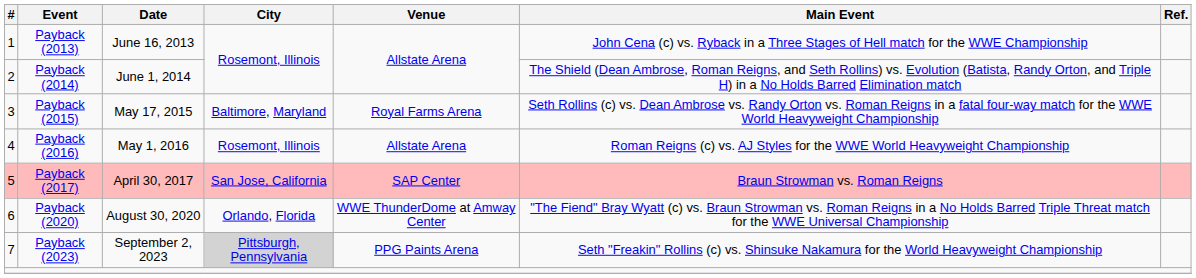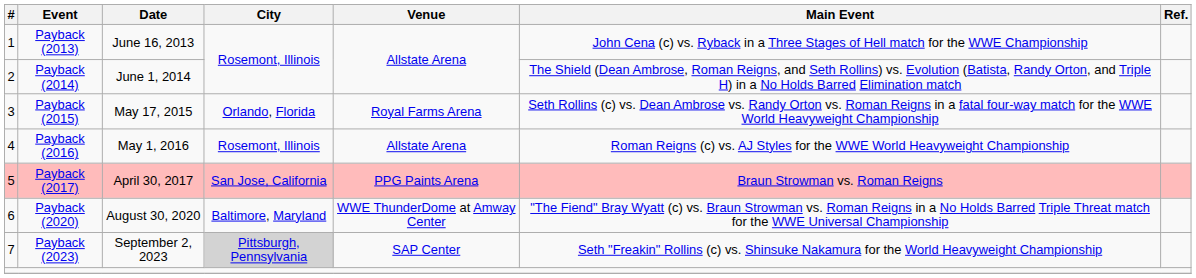(269, 111) Baltimore, Maryland -> (269, 111) Orlando, Florida
(426, 180) SAP Center -> (426, 180) PPG Paints Arena
(269, 215) Orlando, Florida -> (269, 215) Baltimore, Maryland
(426, 249) PPG Paints Arena -> (426, 249) SAP Center
